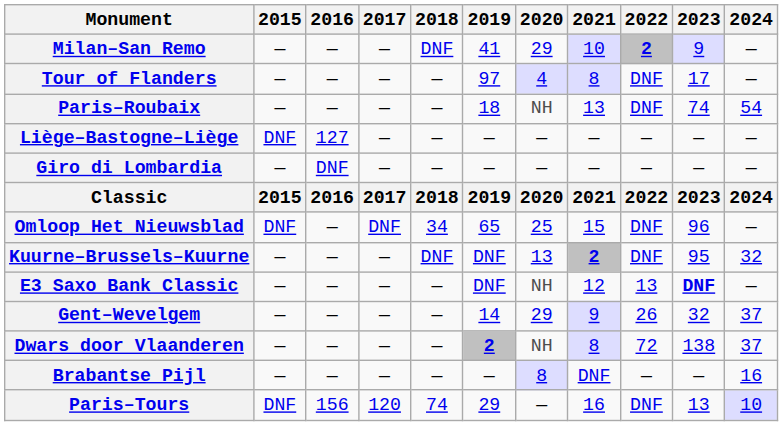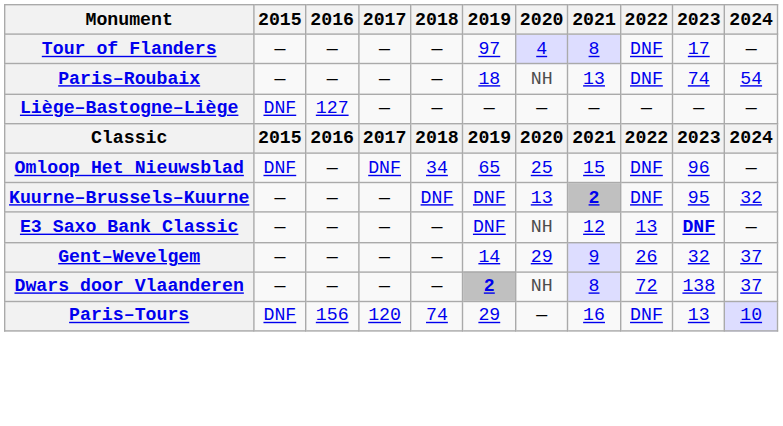- row: (129, 49)
- row: (129, 168)
- row: (129, 375)
